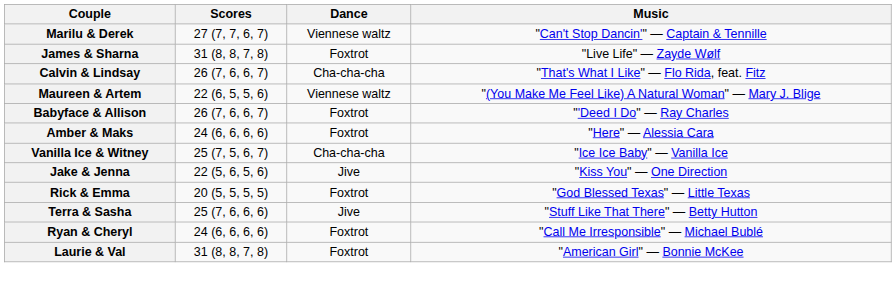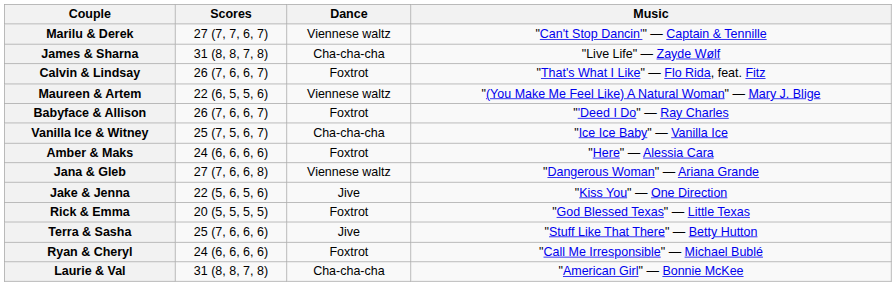(349, 53) Foxtrot -> (349, 53) Cha-cha-cha
(349, 73) Cha-cha-cha -> (349, 73) Foxtrot
rows swapped: (90, 133) <-> (90, 152)
+ row: (90, 172)
(349, 251) Foxtrot -> (349, 271) Cha-cha-cha
